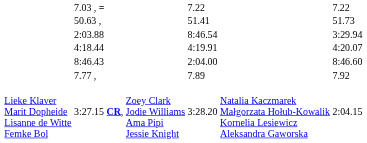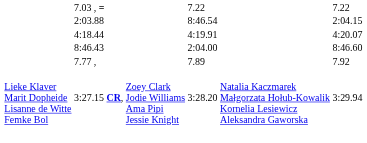- row: (88, 21)
(347, 34) 3:29.94 -> (347, 21) 2:04.15
(347, 111) 2:04.15 -> (347, 98) 3:29.94
